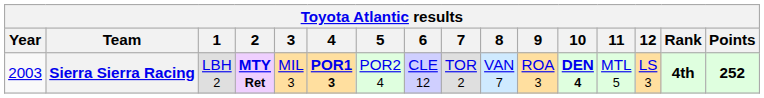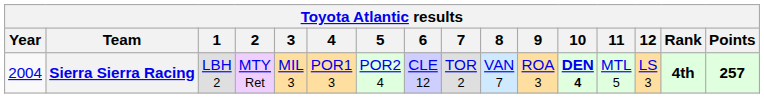(25, 73) 2003 -> (25, 73) 2004
(255, 73) bold -> (255, 72) normal
(332, 73) bold -> (332, 72) normal
(732, 73) 252 -> (732, 73) 257
